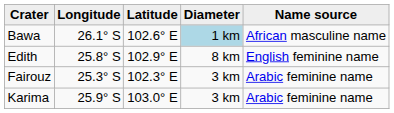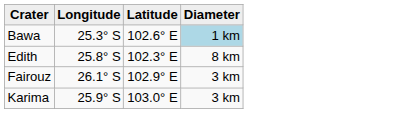- column: (316, 14)
(99, 35) 26.1° S -> (99, 35) 25.3° S
(152, 56) 102.9° E -> (152, 56) 102.3° E
(99, 77) 25.3° S -> (99, 77) 26.1° S
(152, 77) 102.3° E -> (152, 77) 102.9° E
